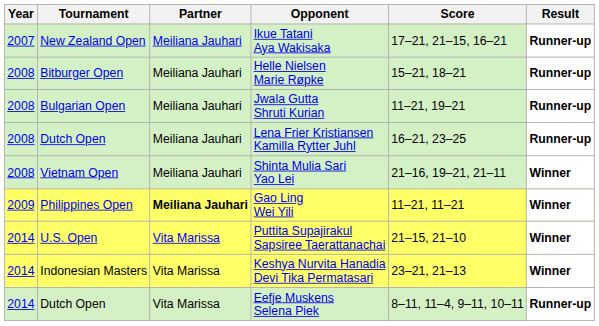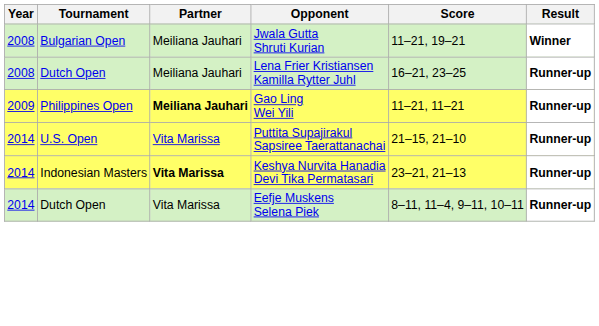- row: (292, 41)
- row: (290, 74)
(560, 106) Runner-up -> (550, 41) Winner
- row: (300, 172)
(550, 205) Winner -> (560, 106) Runner-up
(550, 238) Winner -> (560, 139) Runner-up
(186, 271) normal -> (188, 172) bold
(550, 271) Winner -> (560, 172) Runner-up
